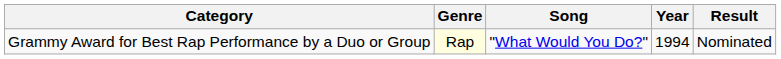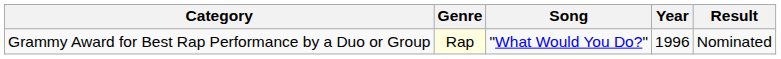(672, 41) 1994 -> (672, 41) 1996
